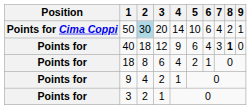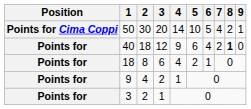(145, 29) lightblue background -> (145, 29) no background
(209, 29) 6 -> (209, 29) 5
(219, 46) 3 -> (219, 46) 2
